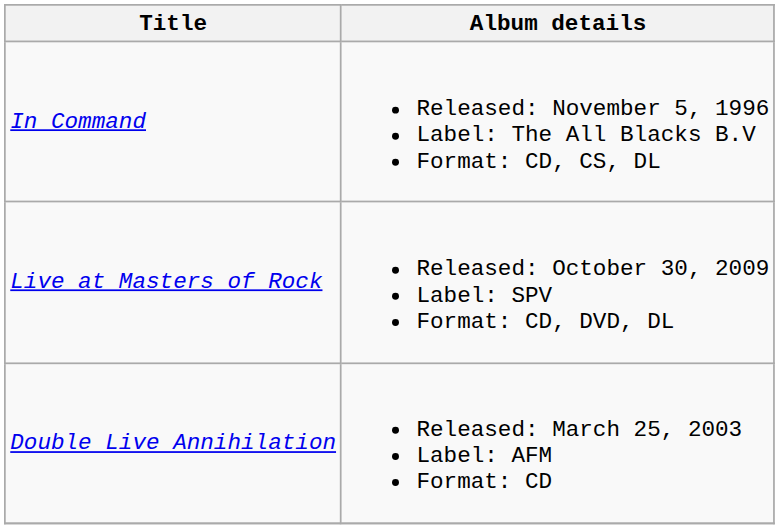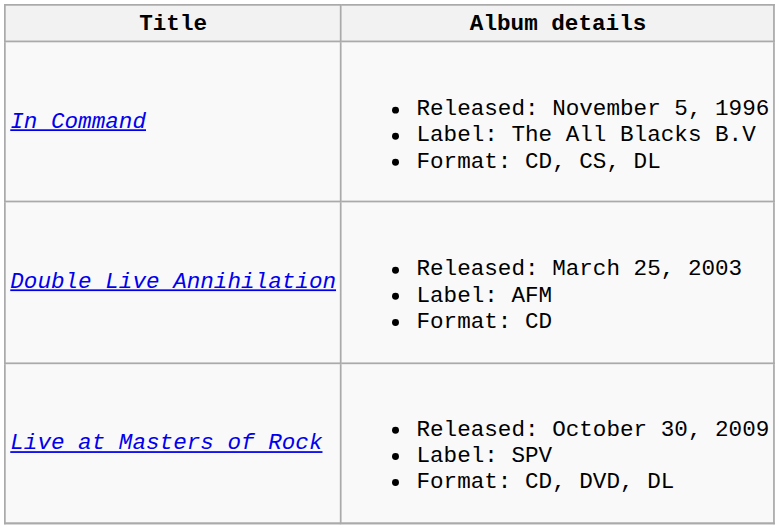rows swapped: (173, 443) <-> (166, 282)
